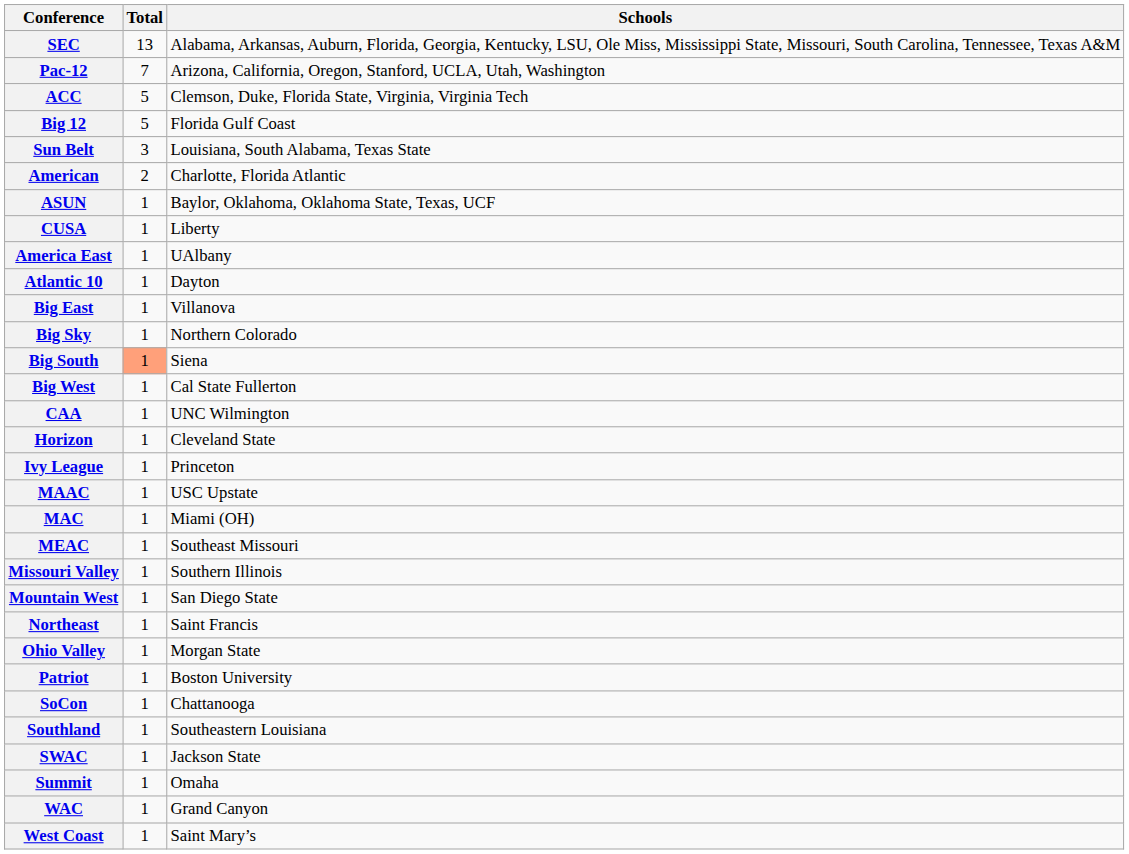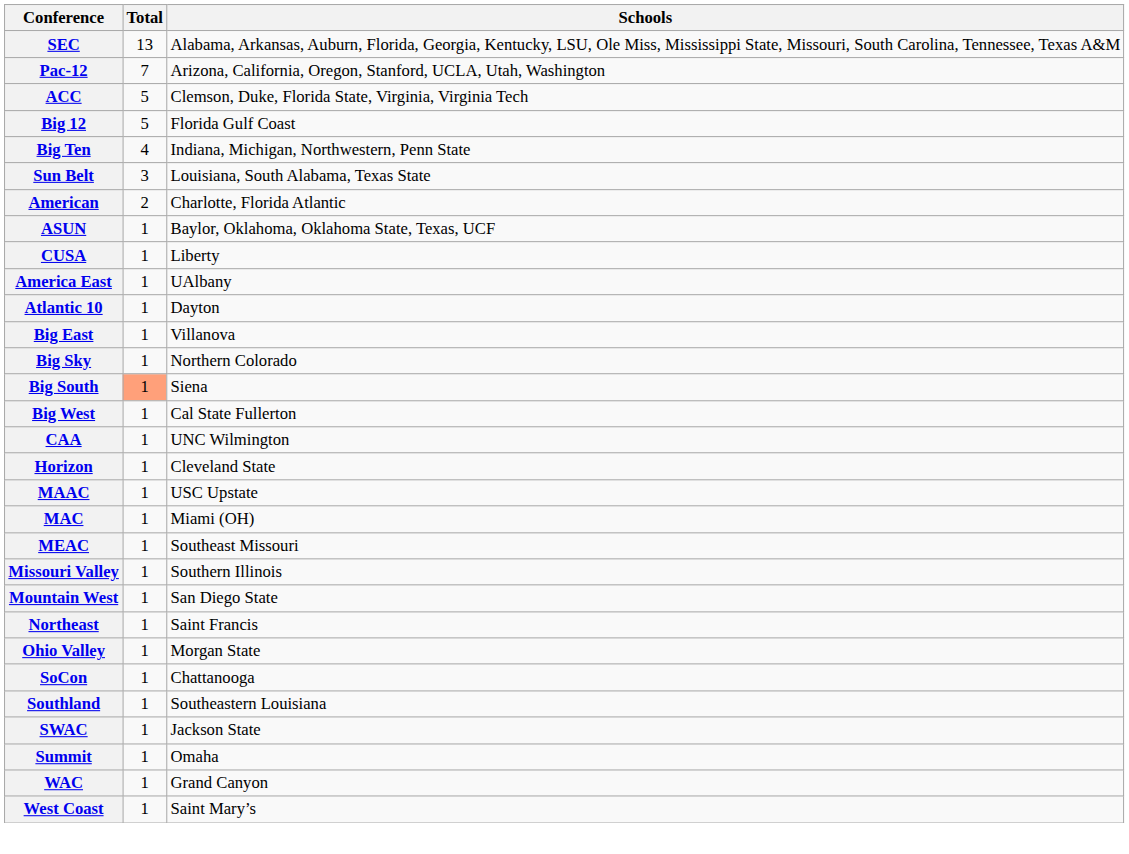+ row: (64, 149)
- row: (64, 466)
- row: (64, 677)
